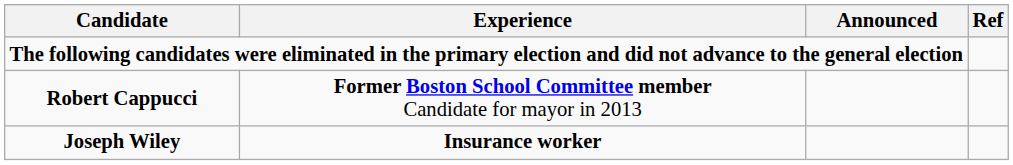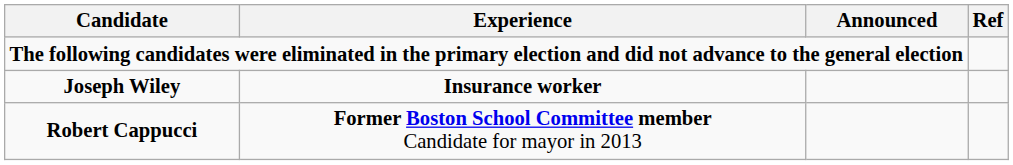rows swapped: (122, 97) <-> (122, 142)
